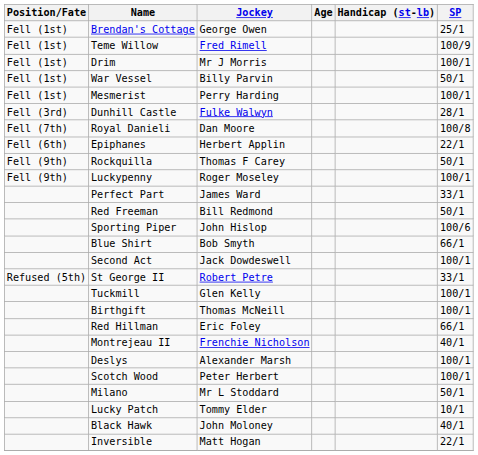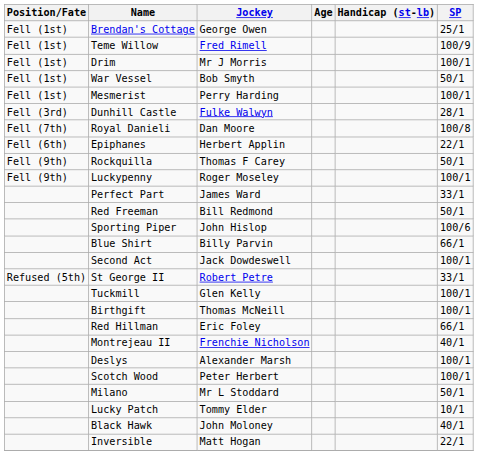(236, 79) Billy Parvin -> (227, 79) Bob Smyth
(227, 244) Bob Smyth -> (236, 244) Billy Parvin
